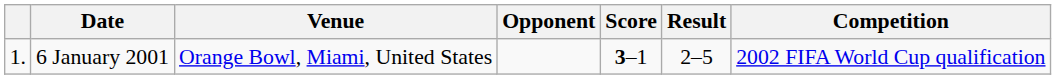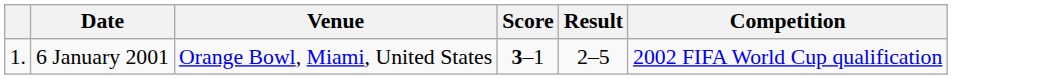- column: (549, 21)
